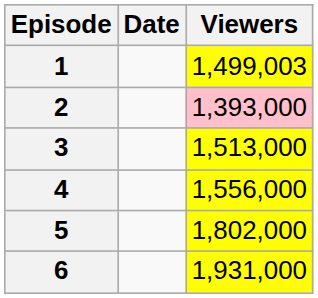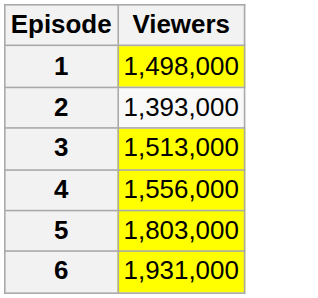- column: (152, 25)
(249, 66) 1,499,003 -> (181, 66) 1,498,000
(249, 107) pink background -> (181, 107) no background
(249, 230) 1,802,000 -> (181, 230) 1,803,000
